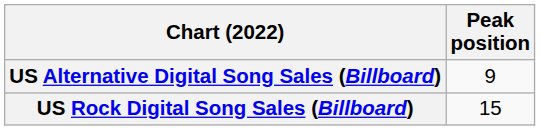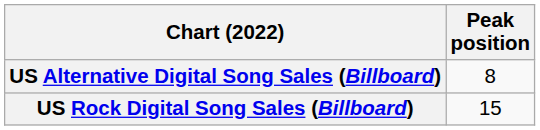(490, 76) 9 -> (490, 76) 8
